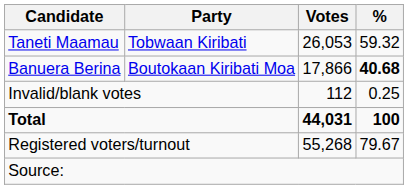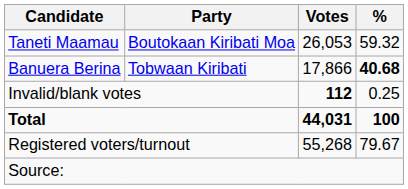(187, 42) Tobwaan Kiribati -> (212, 42) Boutokaan Kiribati Moa
(212, 68) Boutokaan Kiribati Moa -> (187, 68) Tobwaan Kiribati
(339, 94) normal -> (339, 94) bold
